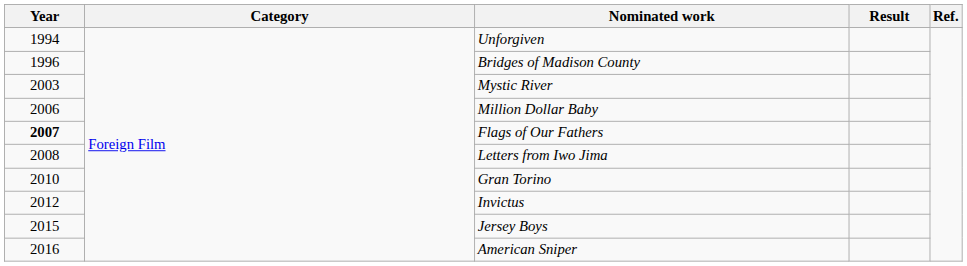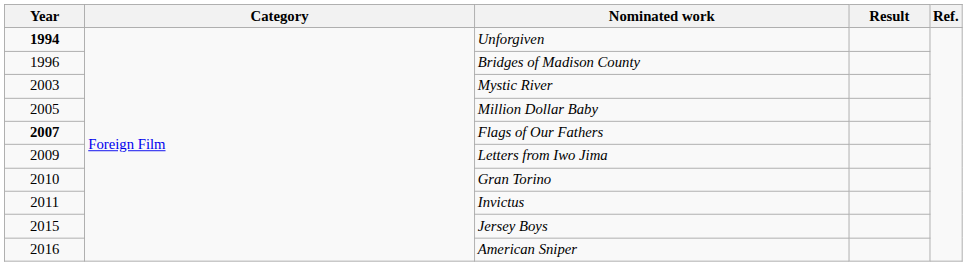(45, 39) normal -> (45, 39) bold
(45, 109) 2006 -> (45, 109) 2005
(45, 156) 2008 -> (45, 156) 2009
(45, 202) 2012 -> (45, 202) 2011
